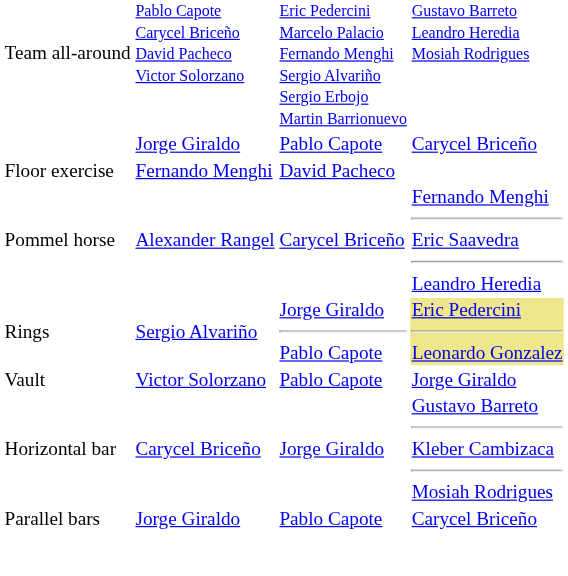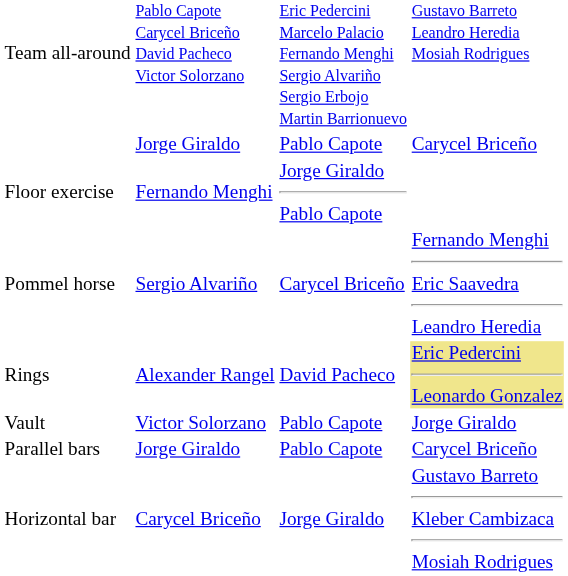(337, 170) David Pacheco -> (343, 192) Jorge Giraldo Pablo Capote
(205, 240) Alexander Rangel -> (196, 283) Sergio Alvariño
(196, 331) Sergio Alvariño -> (205, 374) Alexander Rangel
(343, 331) Jorge Giraldo Pablo Capote -> (337, 374) David Pacheco
rows swapped: (52, 518) <-> (60, 449)
